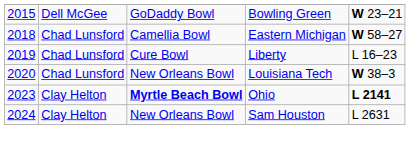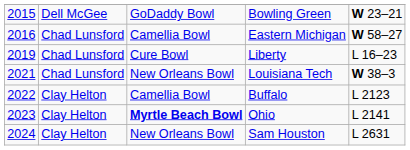(21, 34) 2018 -> (21, 34) 2016
(21, 74) 2020 -> (21, 74) 2021
+ row: (268, 94)
(371, 94) bold -> (371, 114) normal
